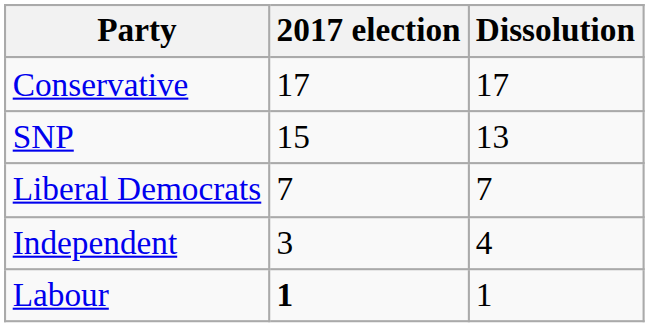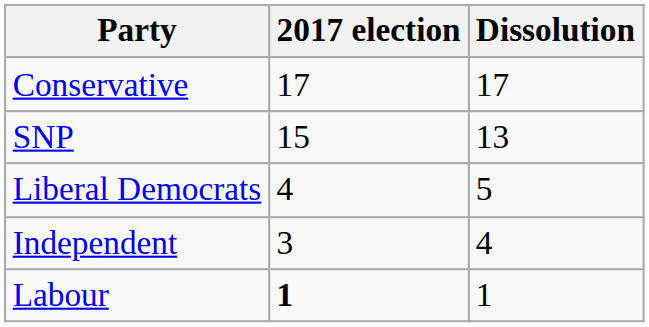(285, 189) 7 -> (285, 189) 4
(484, 189) 7 -> (484, 189) 5
